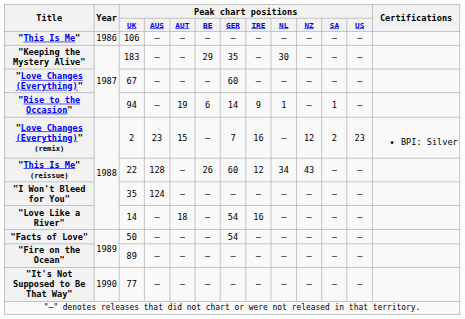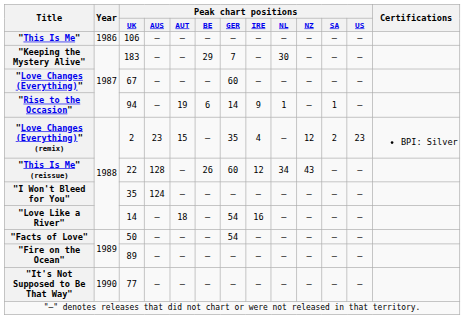(233, 57) 35 -> (233, 57) 7
(233, 137) 7 -> (233, 137) 35
(258, 137) 16 -> (258, 137) 4
